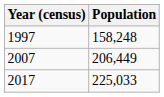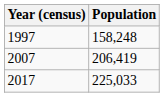(114, 59) 206,449 -> (114, 59) 206,419
